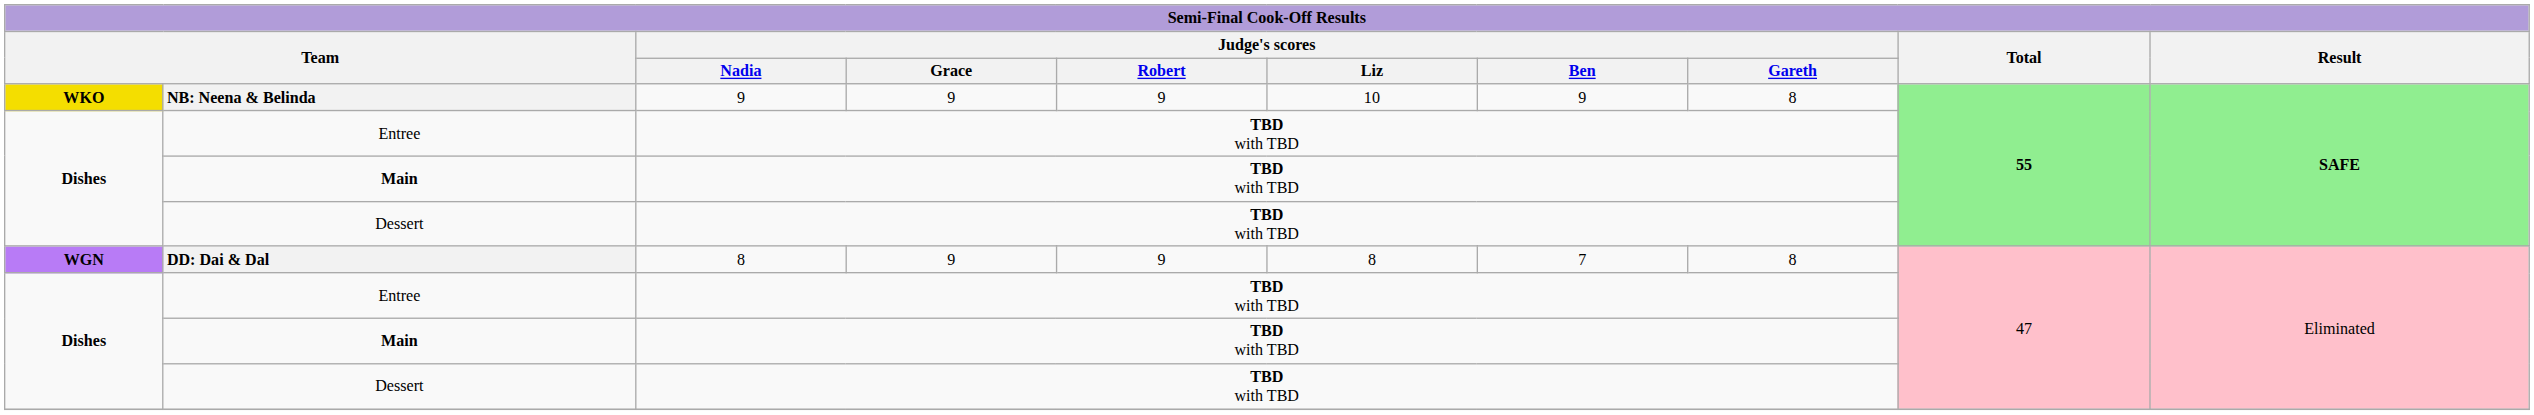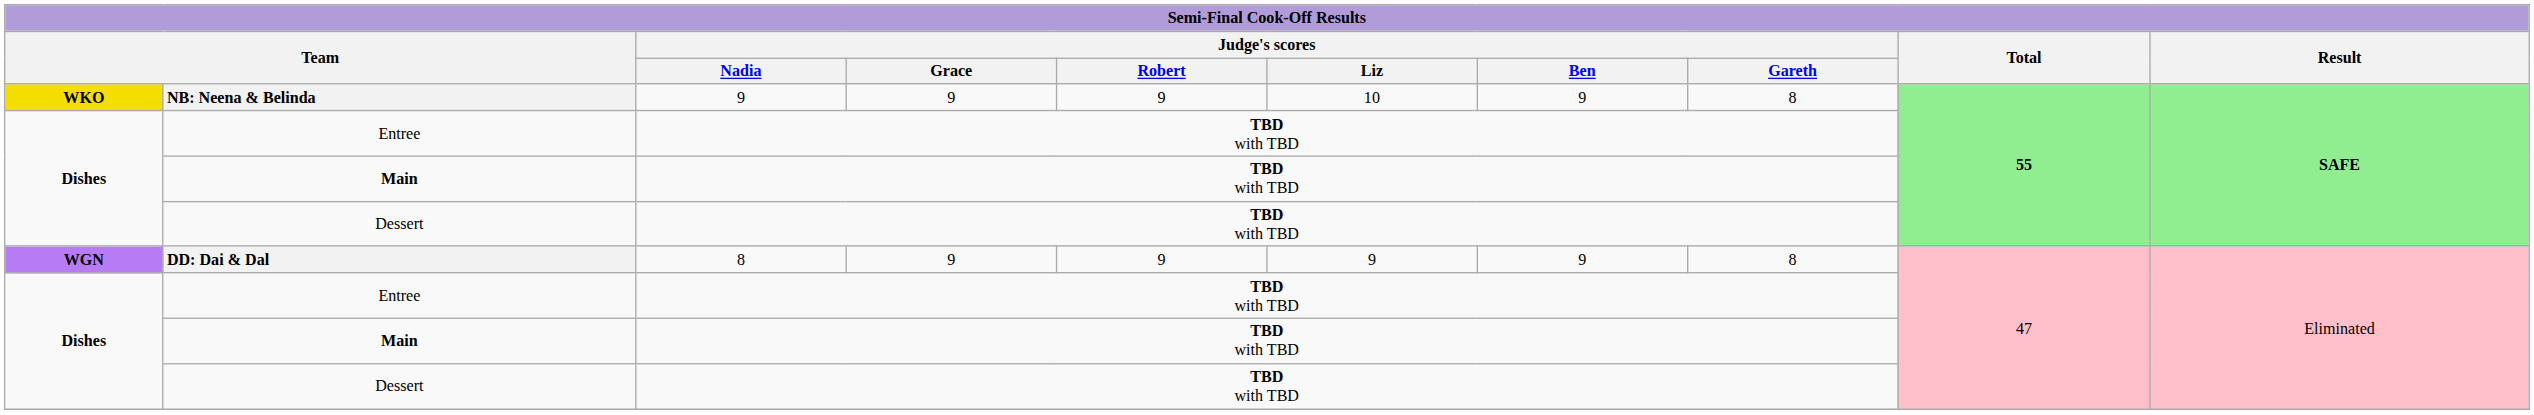(1372, 260) 8 -> (1372, 260) 9
(1582, 260) 7 -> (1582, 260) 9
